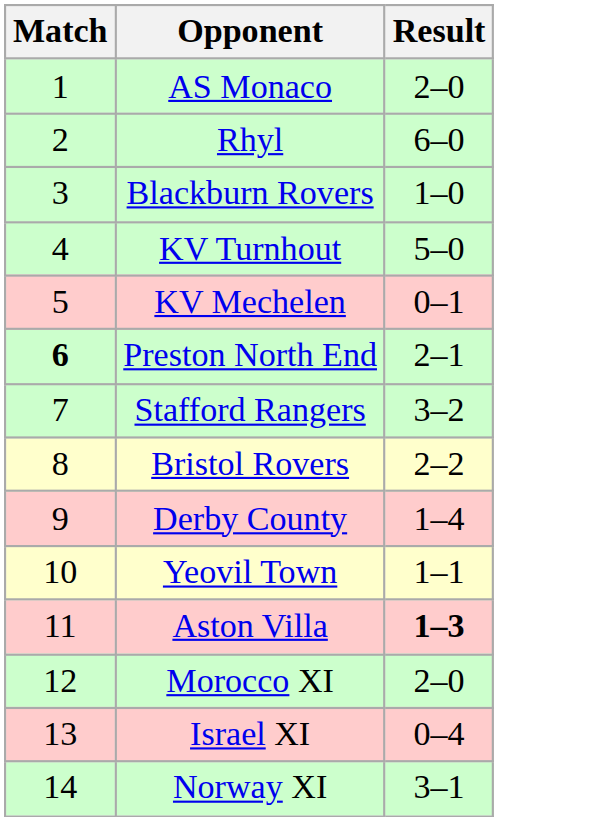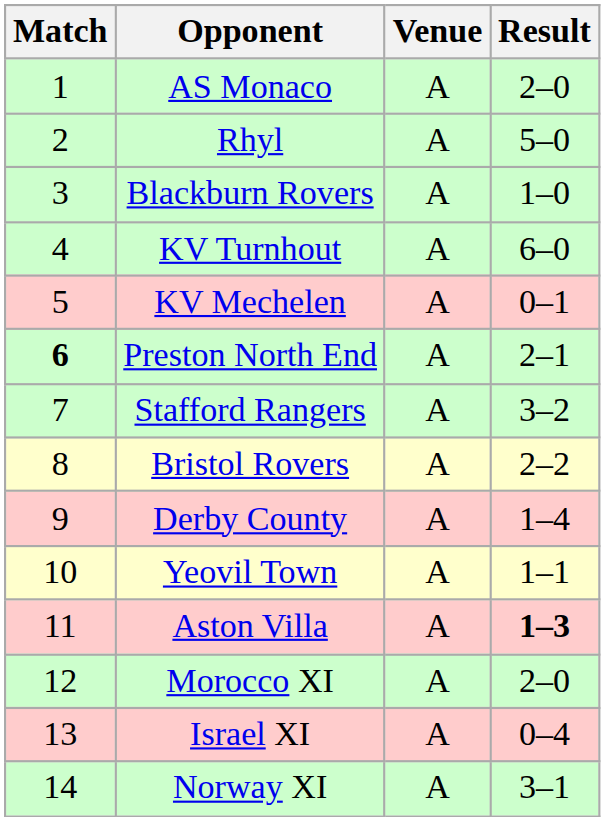+ column: (438, 31)
(439, 139) 6–0 -> (544, 139) 5–0
(439, 247) 5–0 -> (544, 247) 6–0
